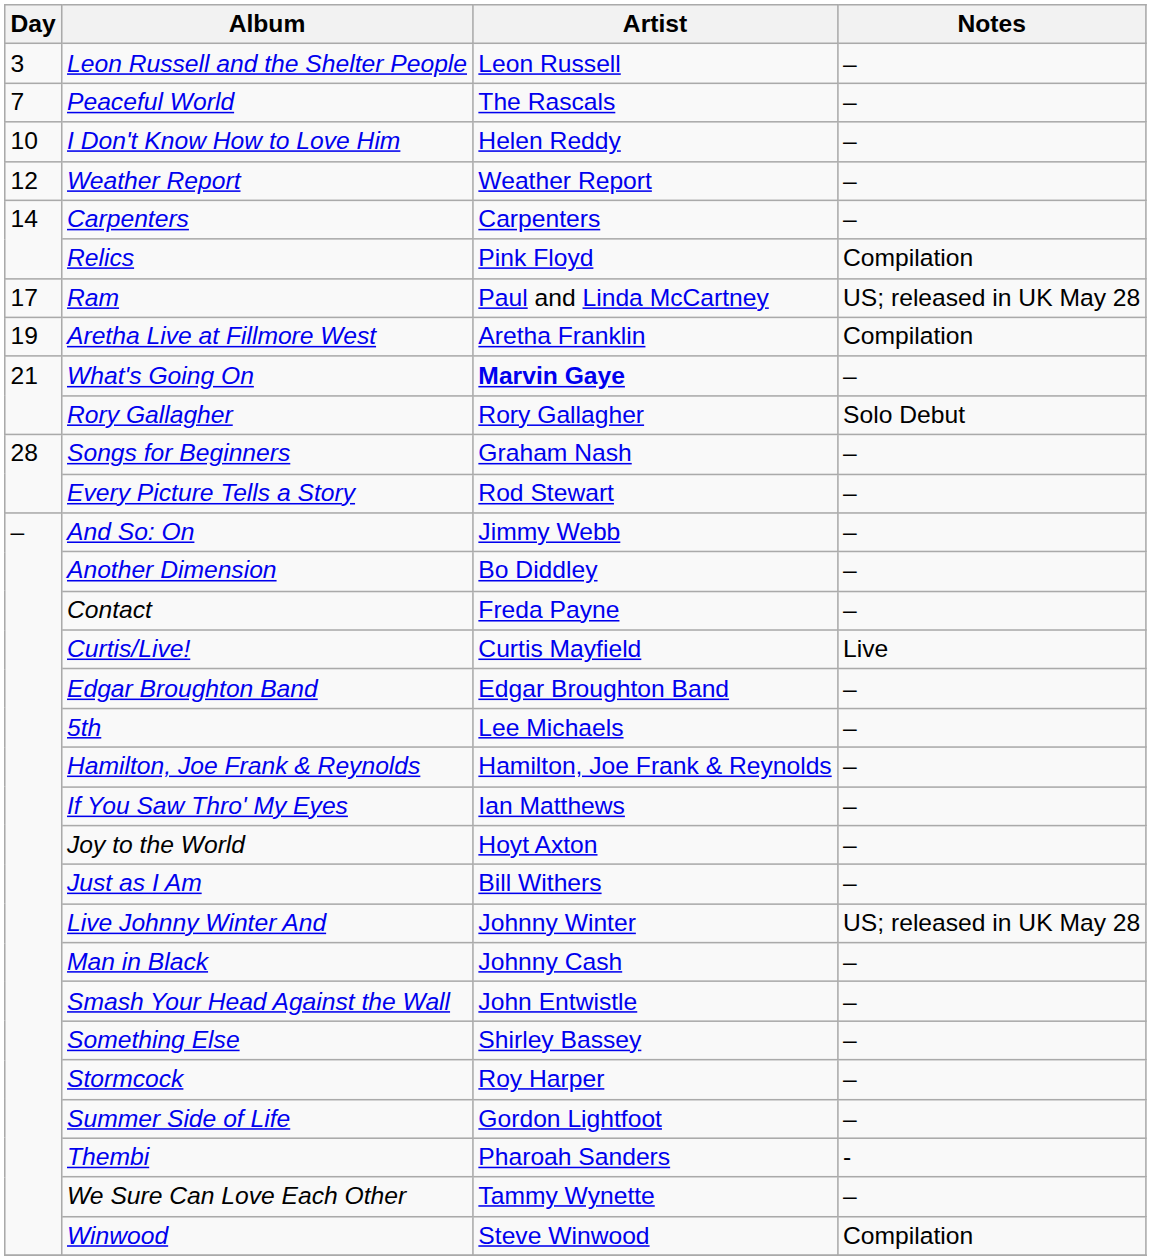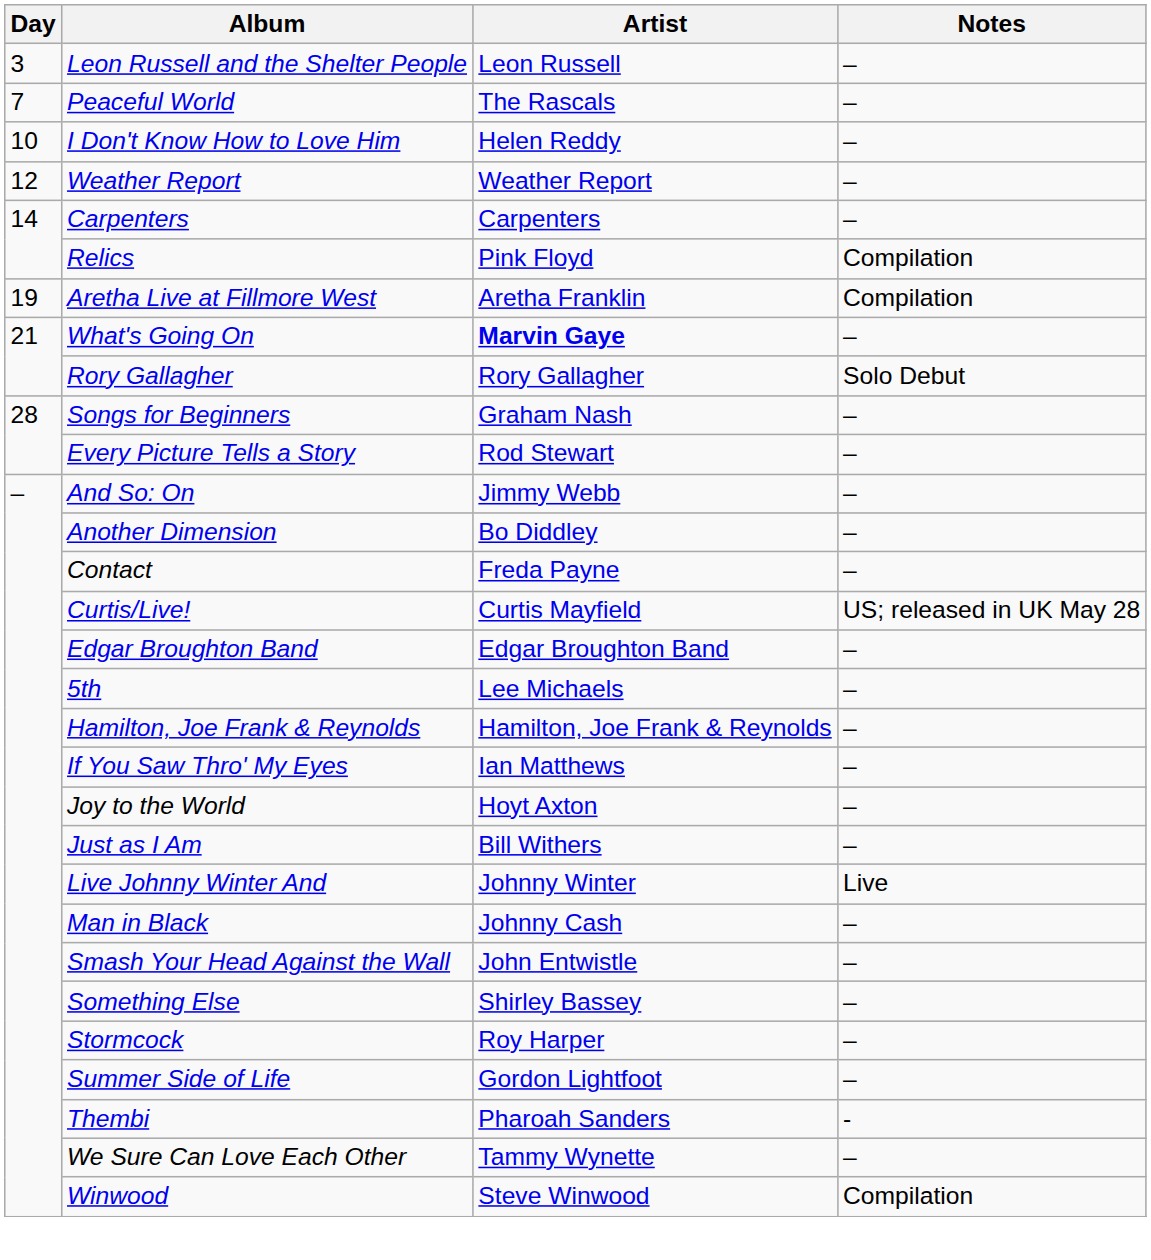- row: (93, 297)
(866, 649) Live -> (992, 610) US; released in UK May 28
(992, 922) US; released in UK May 28 -> (866, 883) Live
